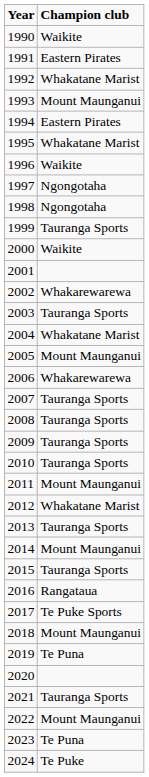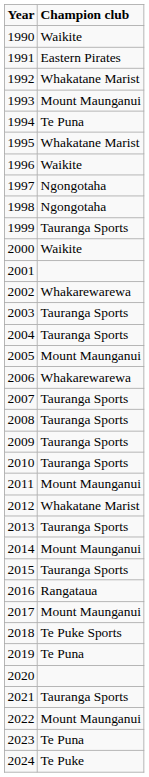(81, 121) Eastern Pirates -> (62, 121) Te Puna
(90, 334) Whakatane Marist -> (84, 334) Tauranga Sports
(81, 611) Te Puke Sports -> (91, 611) Mount Maunganui
(91, 633) Mount Maunganui -> (81, 633) Te Puke Sports
